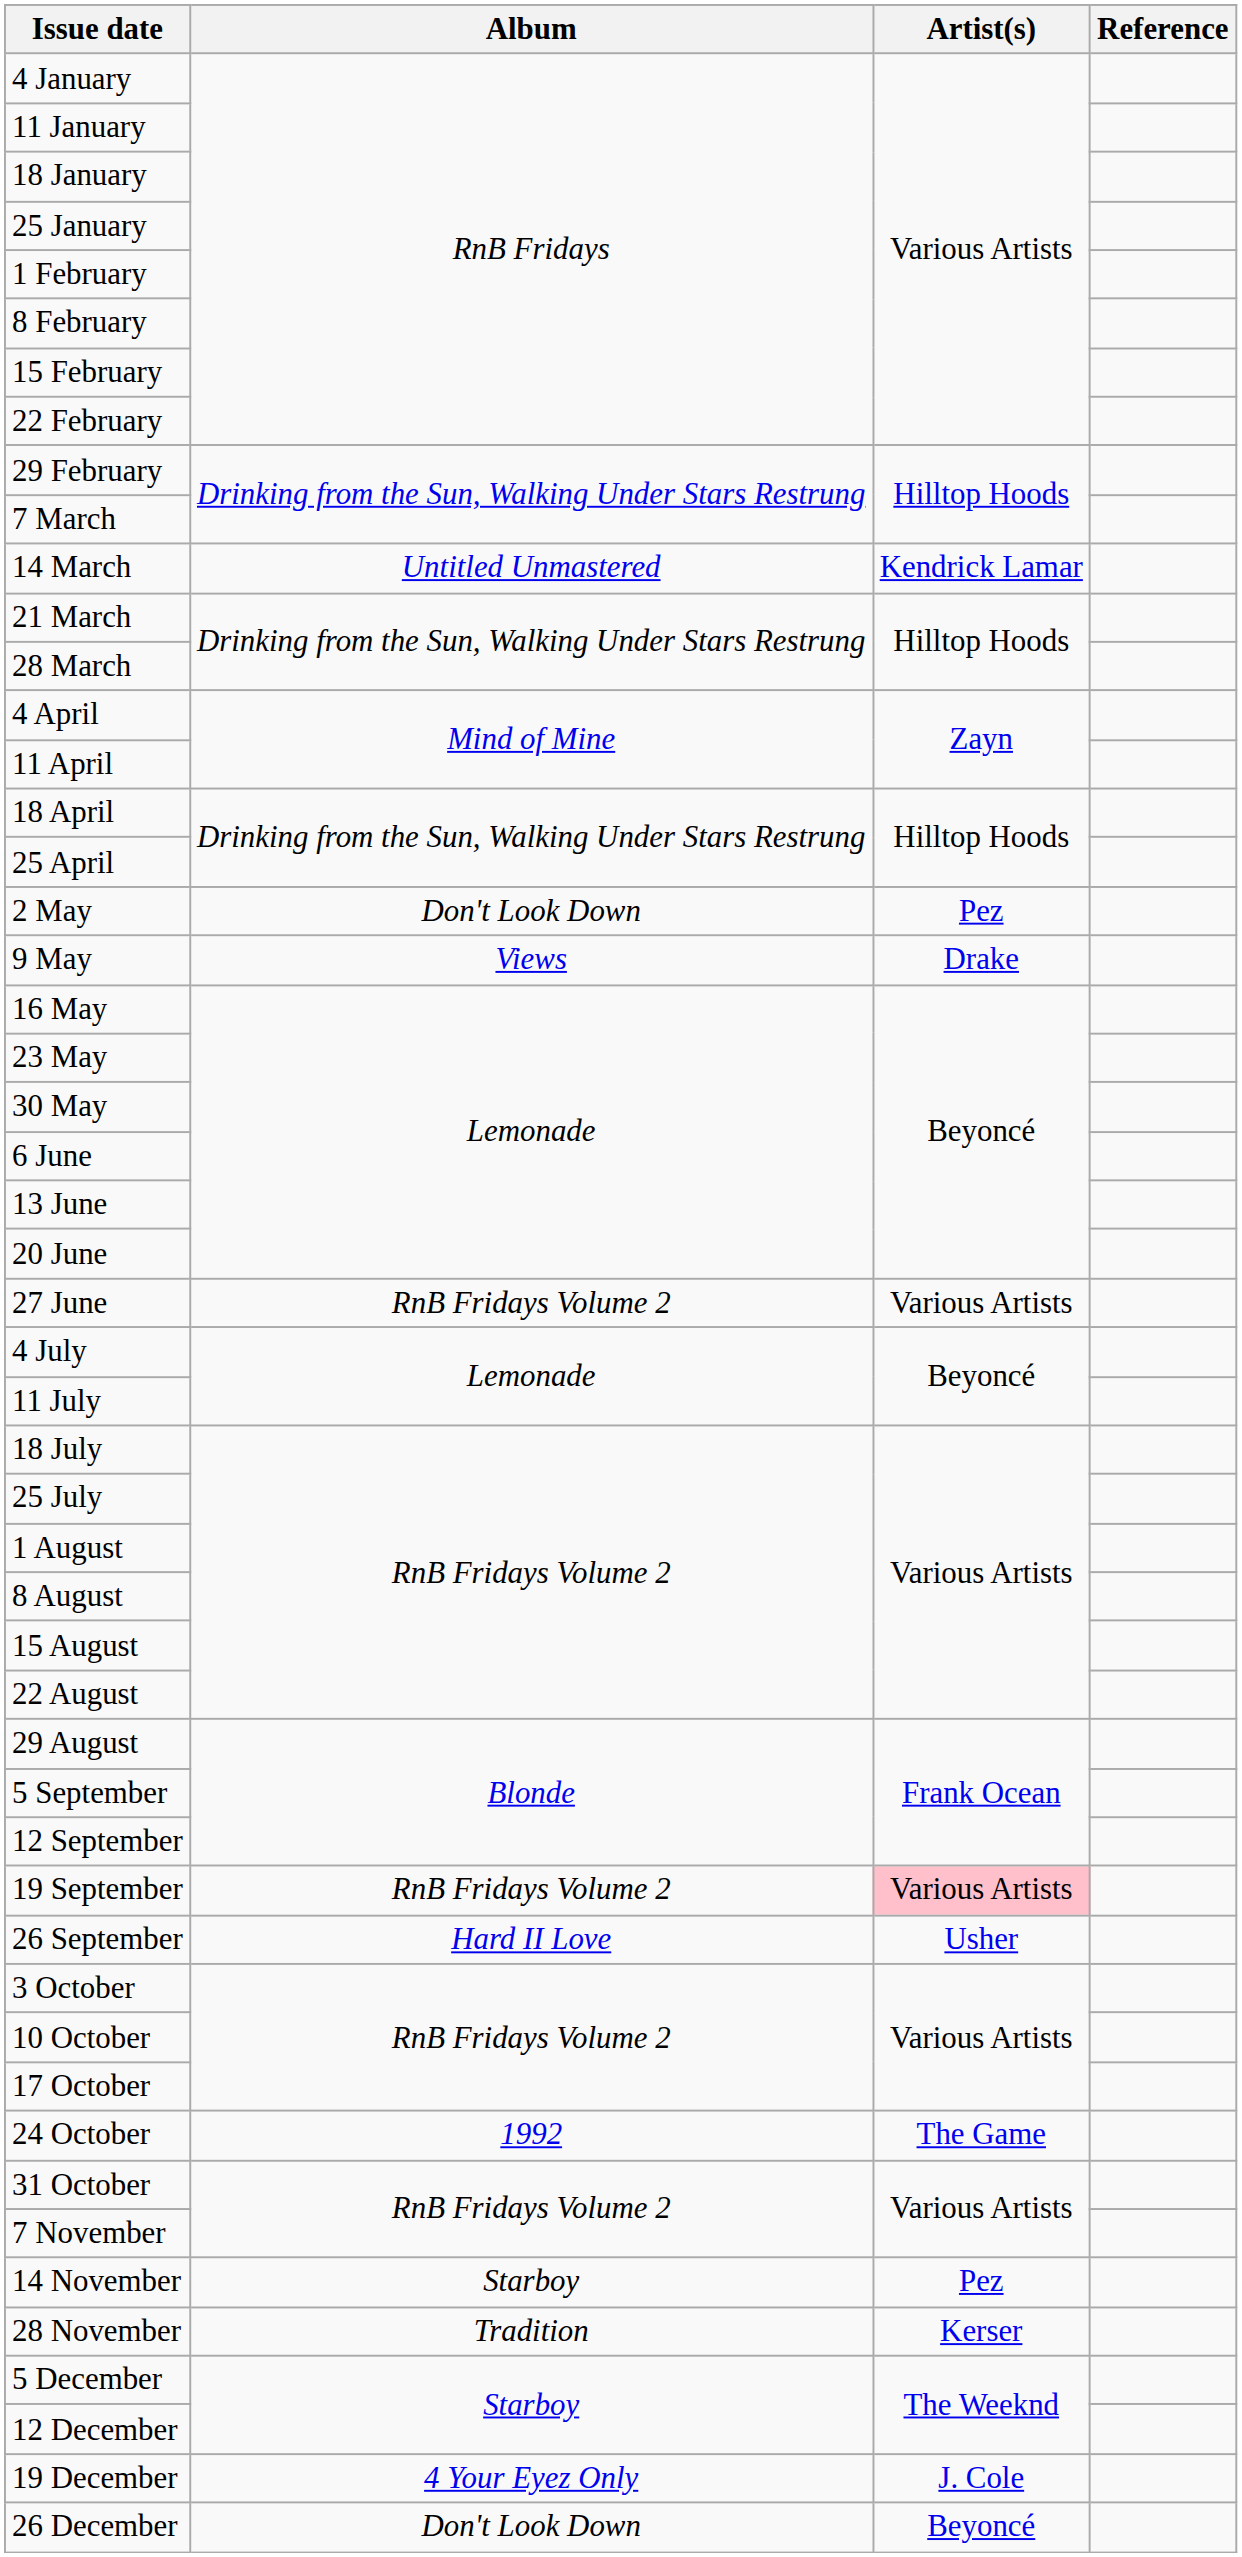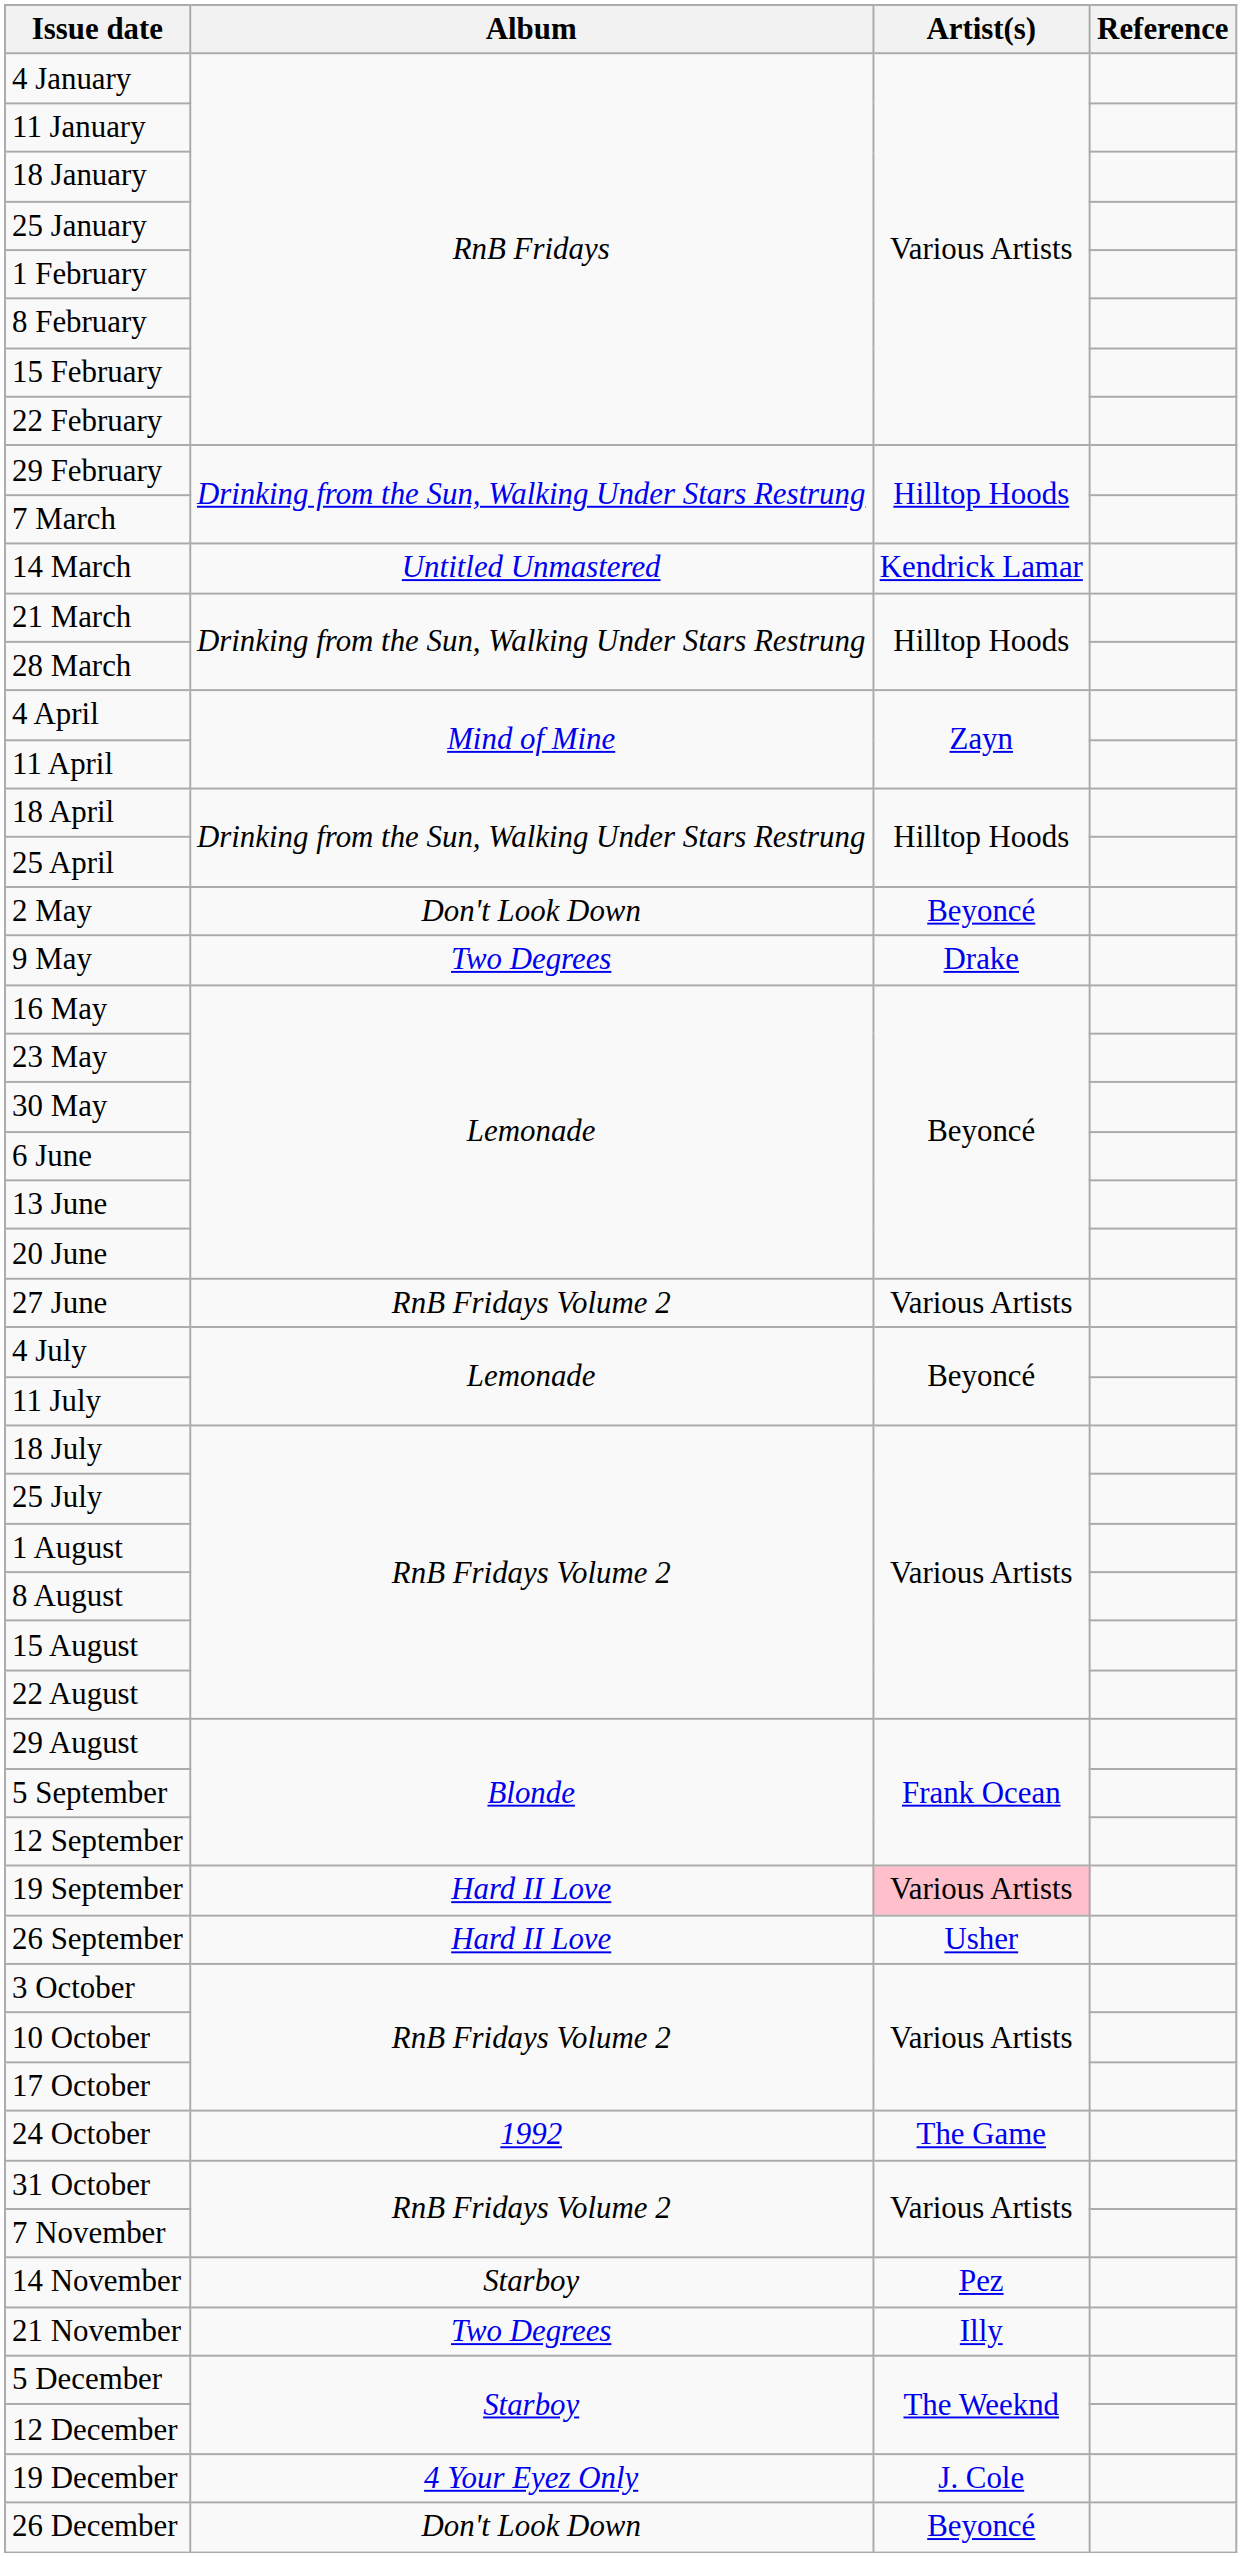(981, 910) Pez -> (981, 910) Beyoncé
(531, 959) Views -> (531, 959) Two Degrees
(531, 1889) RnB Fridays Volume 2 -> (531, 1889) Hard II Love
+ row: (97, 2330)
- row: (97, 2330)
